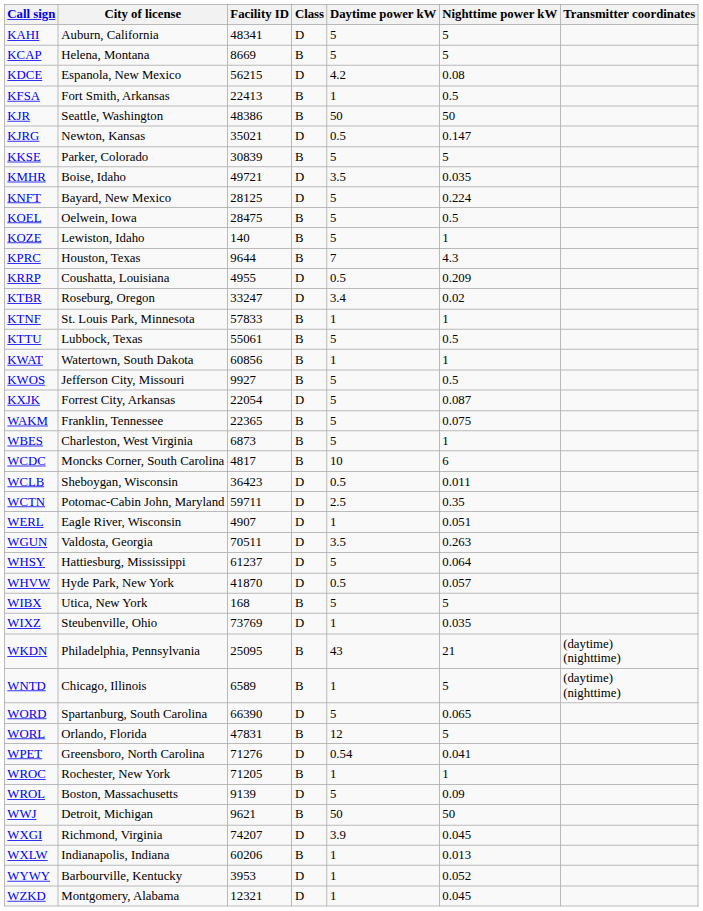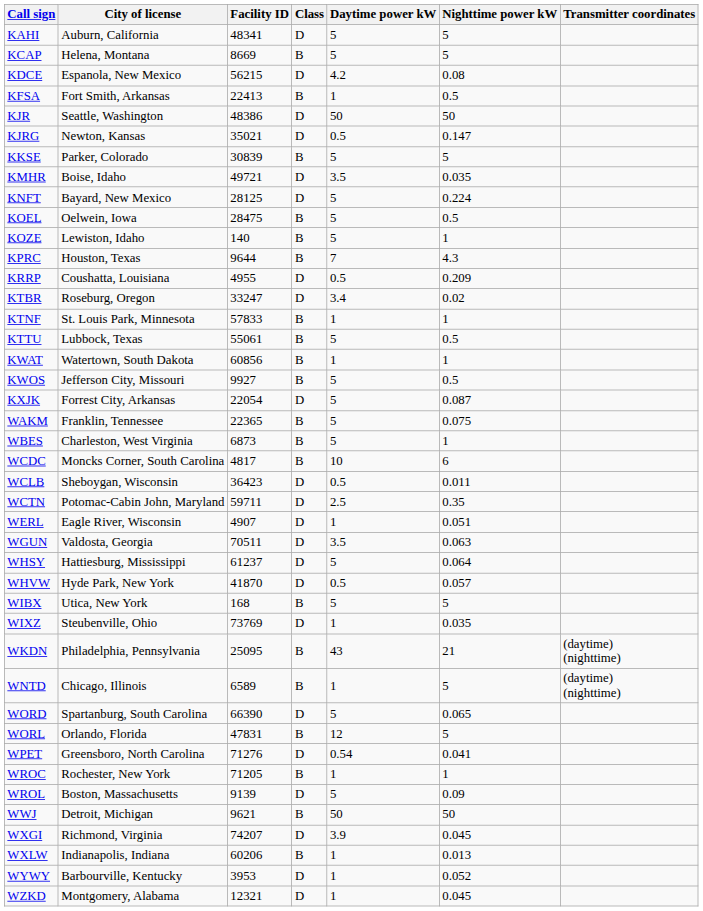(299, 116) B -> (300, 116) D
(457, 542) 0.263 -> (457, 542) 0.063
